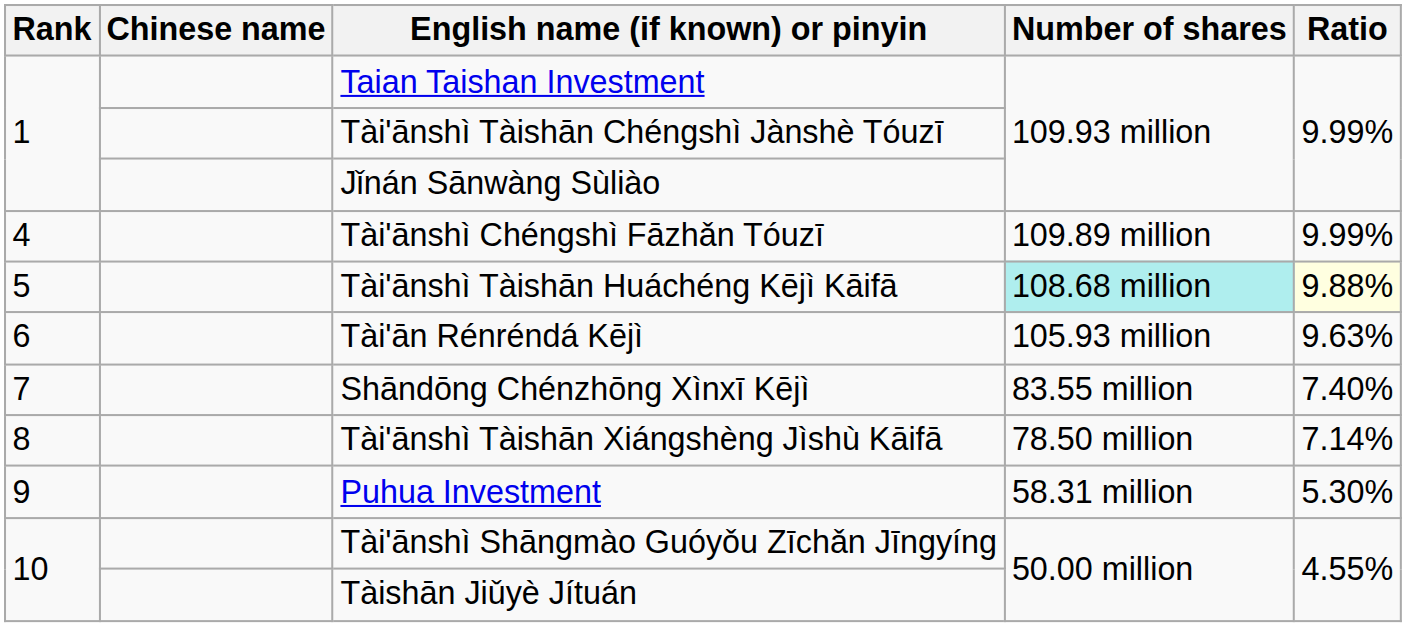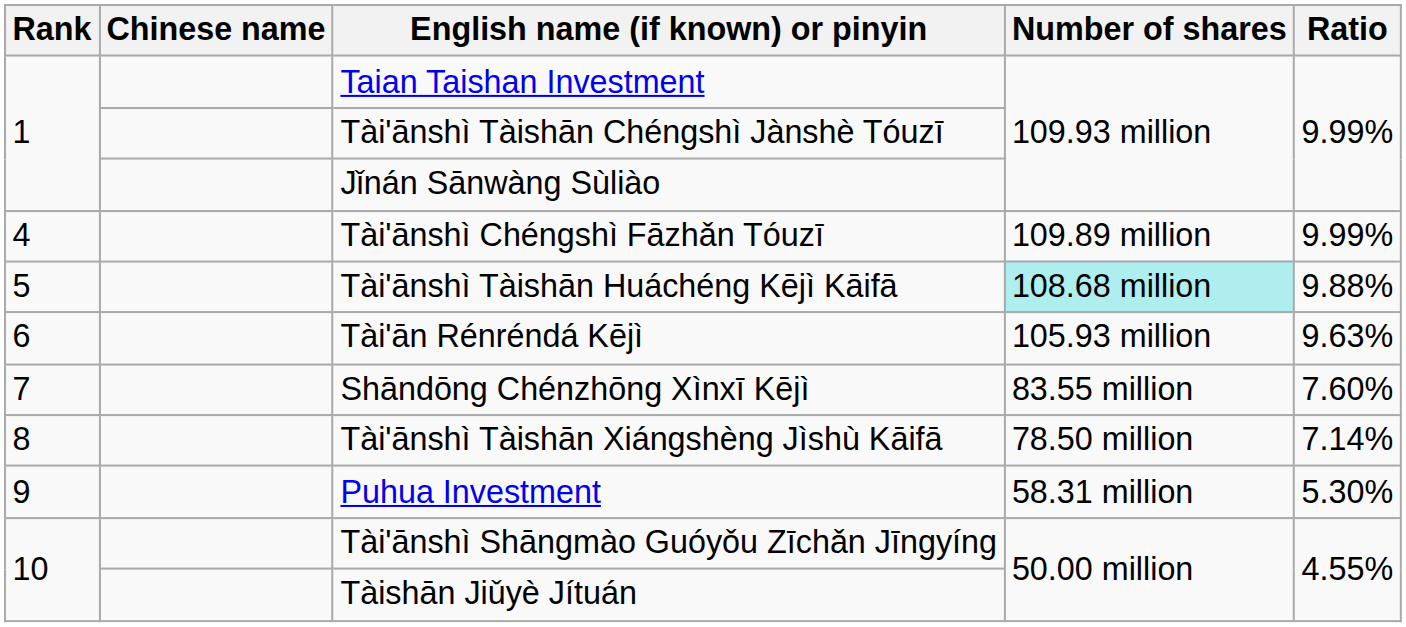(1347, 286) lightyellow background -> (1347, 286) no background
(1347, 388) 7.40% -> (1347, 388) 7.60%
